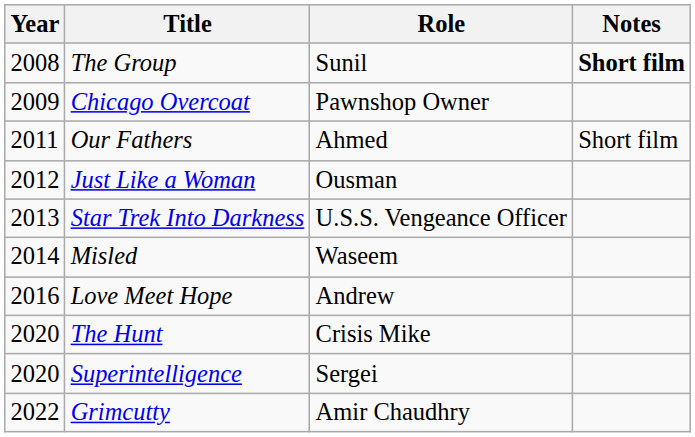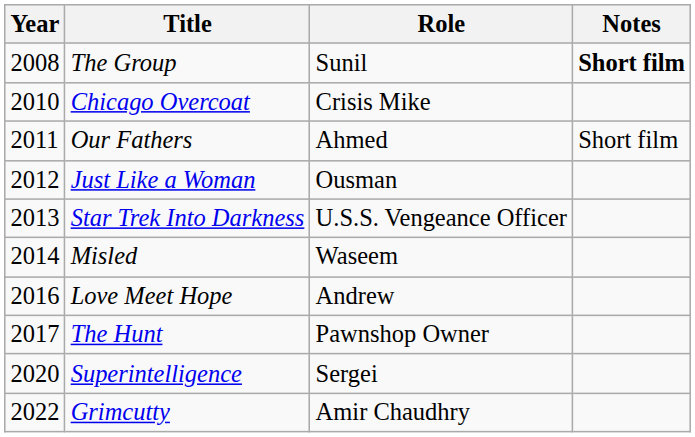(35, 101) 2009 -> (35, 101) 2010
(402, 101) Pawnshop Owner -> (373, 101) Crisis Mike
(35, 334) 2020 -> (35, 334) 2017
(373, 334) Crisis Mike -> (402, 334) Pawnshop Owner
